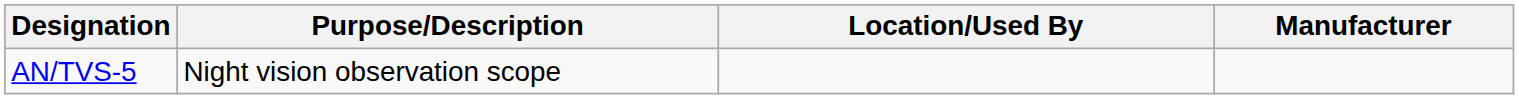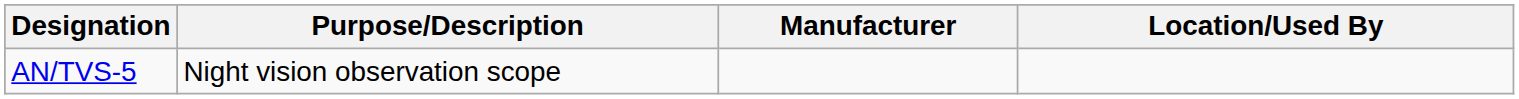columns swapped: (966, 26) <-> (1363, 26)
